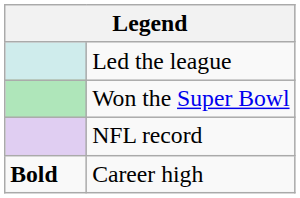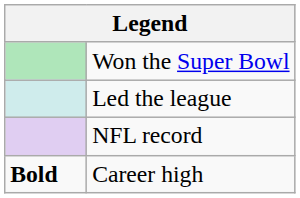rows swapped: (191, 98) <-> (162, 60)
